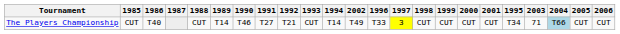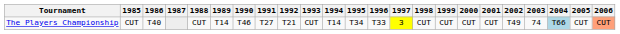columns swapped: (514, 11) <-> (356, 11)
(536, 23) 71 -> (536, 23) 74
(604, 23) no background -> (604, 23) lightsalmon background
